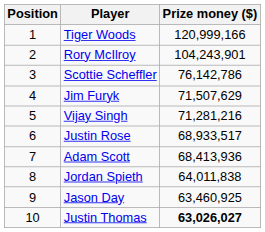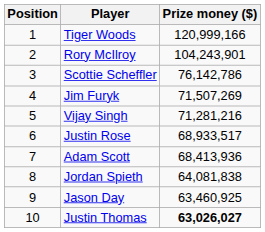(210, 95) 71,507,629 -> (210, 95) 71,507,269
(210, 177) 64,011,838 -> (210, 177) 64,081,838
